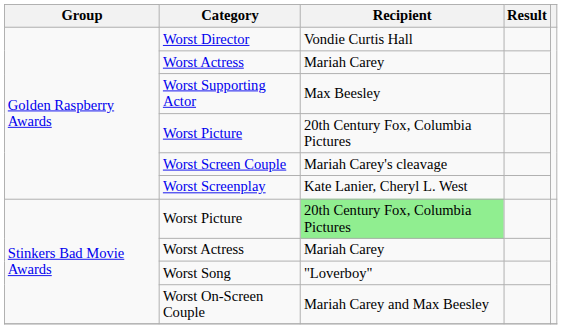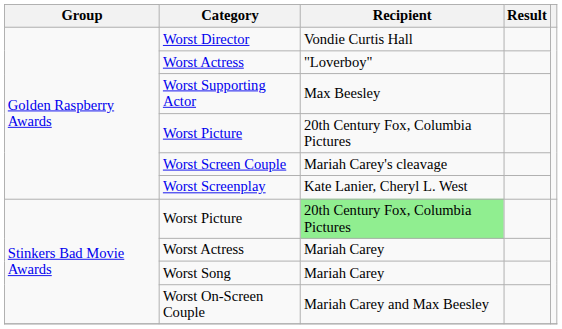(344, 62) Mariah Carey -> (338, 62) "Loverboy"
(338, 273) "Loverboy" -> (344, 273) Mariah Carey
